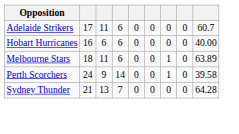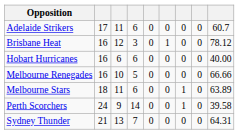+ row: (34, 43)
+ row: (49, 74)
(206, 90) 64.28 -> (221, 121) 64.31
